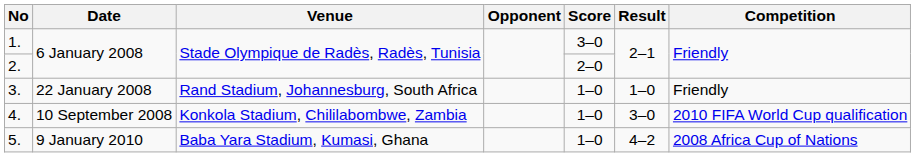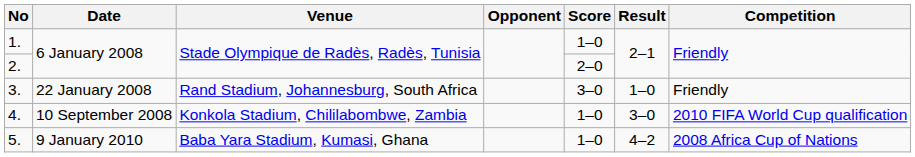(590, 41) 3–0 -> (590, 41) 1–0
(590, 90) 1–0 -> (590, 90) 3–0
